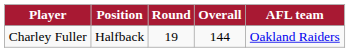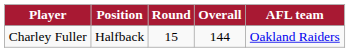(171, 36) 19 -> (171, 36) 15
